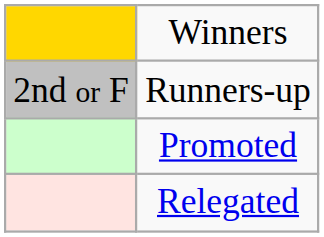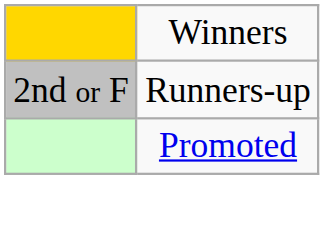- row: (228, 201)
